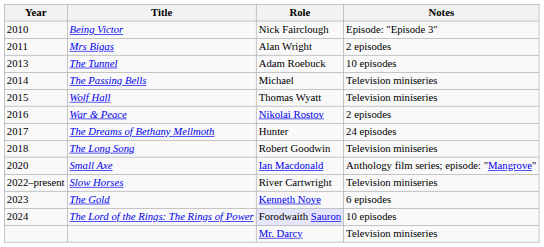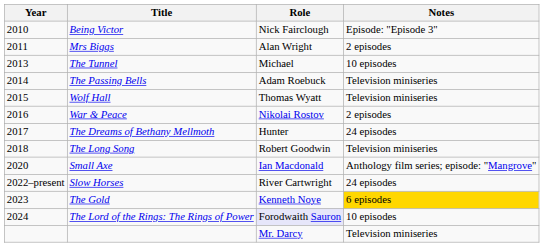(292, 64) Adam Roebuck -> (276, 64) Michael
(276, 81) Michael -> (292, 81) Adam Roebuck
(392, 183) Television miniseries -> (371, 183) 24 episodes
(369, 200) no background -> (369, 200) gold background
